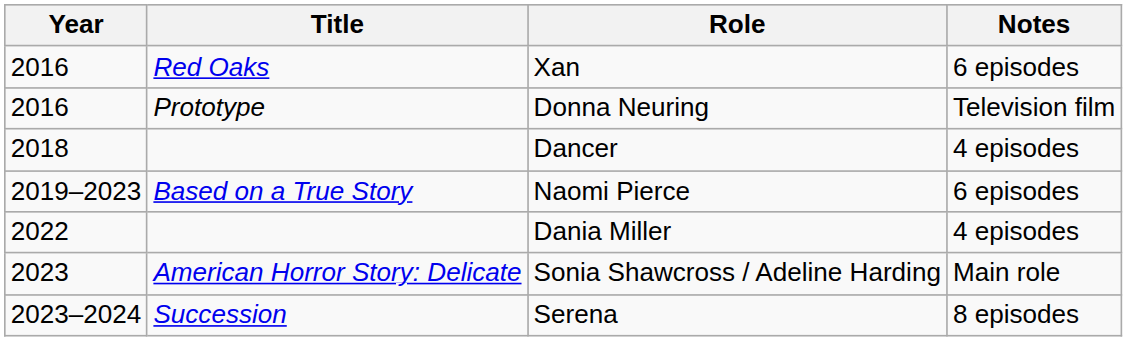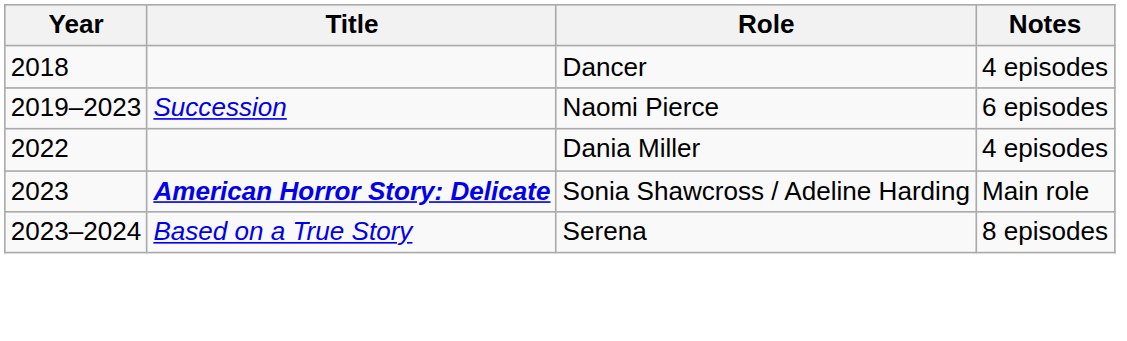- row: (557, 66)
- row: (621, 107)
(283, 190) Based on a True Story -> (220, 107) Succession
(337, 273) normal -> (352, 190) bold
(220, 314) Succession -> (283, 231) Based on a True Story
